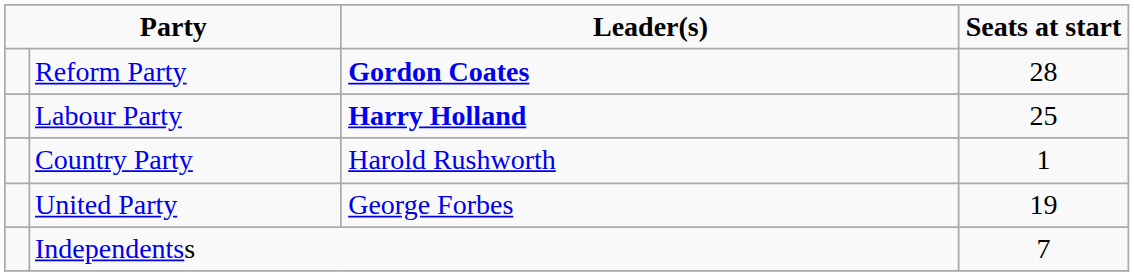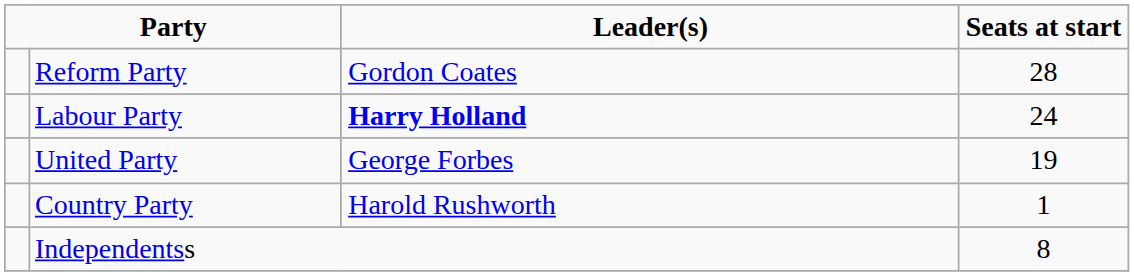(439, 71) bold -> (433, 71) normal
(1044, 115) 25 -> (1044, 115) 24
rows swapped: (106, 204) <-> (114, 159)
(1044, 248) 7 -> (1044, 248) 8
